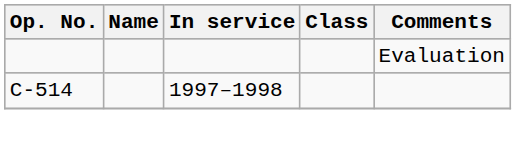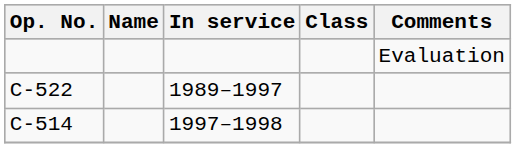+ row: (41, 91)
